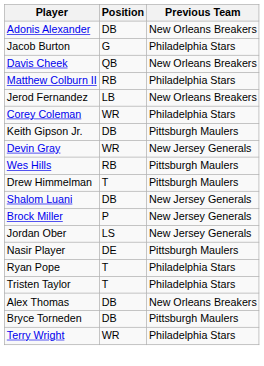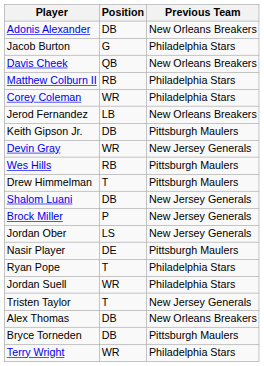rows swapped: (44, 115) <-> (47, 98)
+ row: (37, 285)
(192, 285) Philadelphia Stars -> (200, 302) New Jersey Generals
